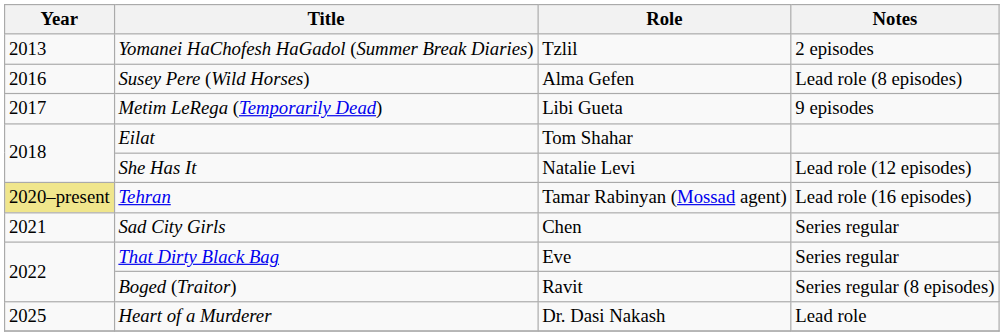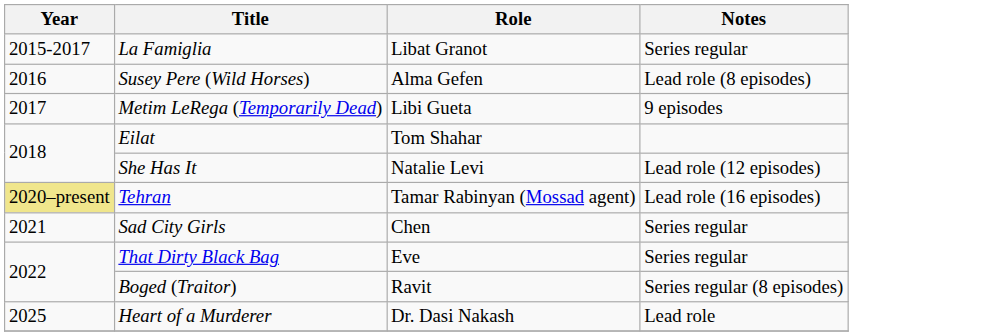- row: (326, 49)
+ row: (165, 49)
